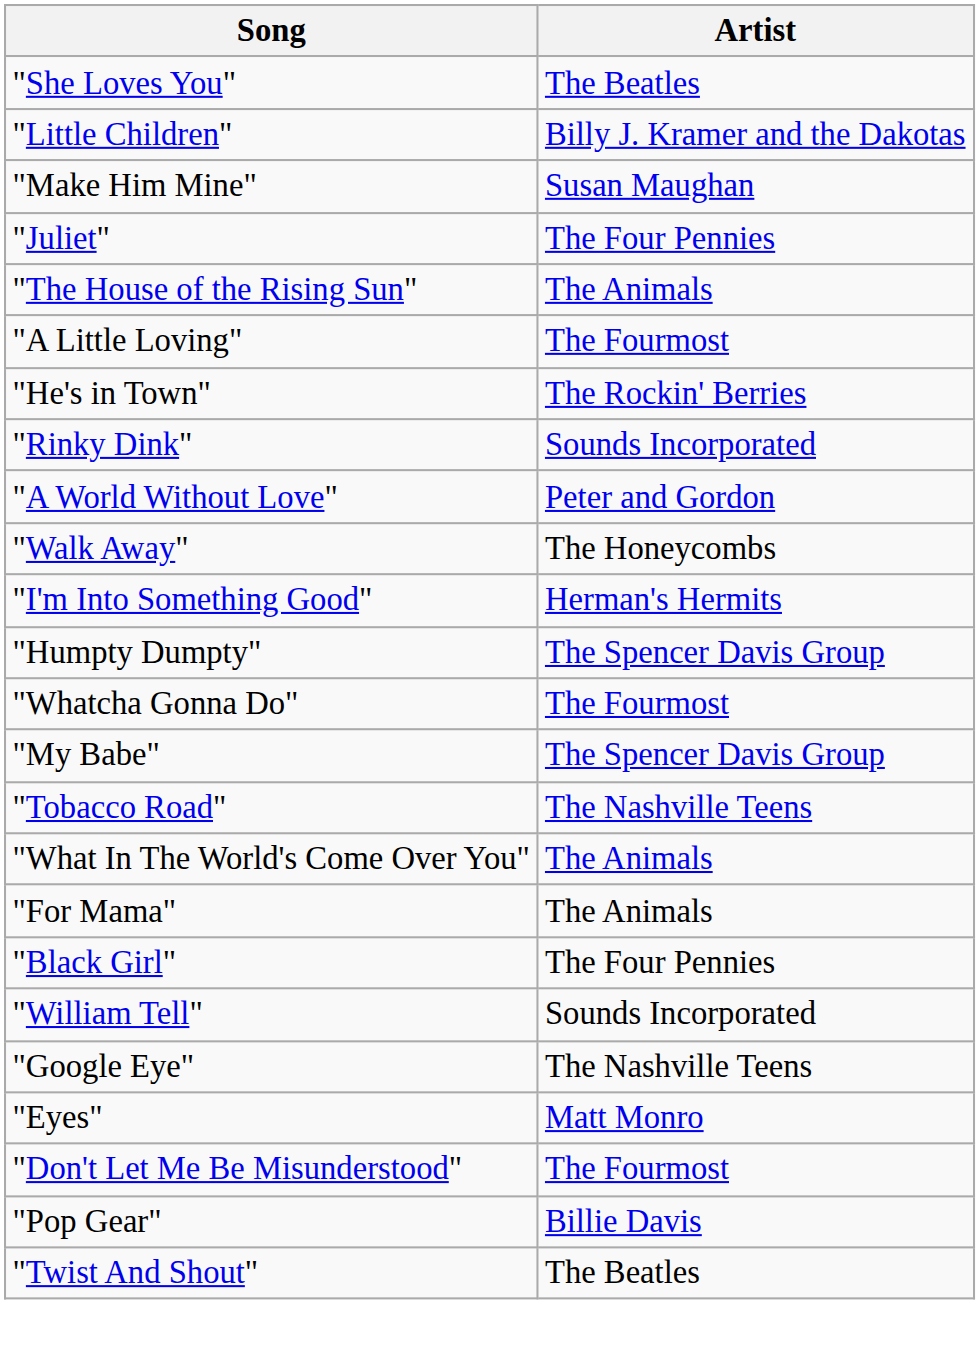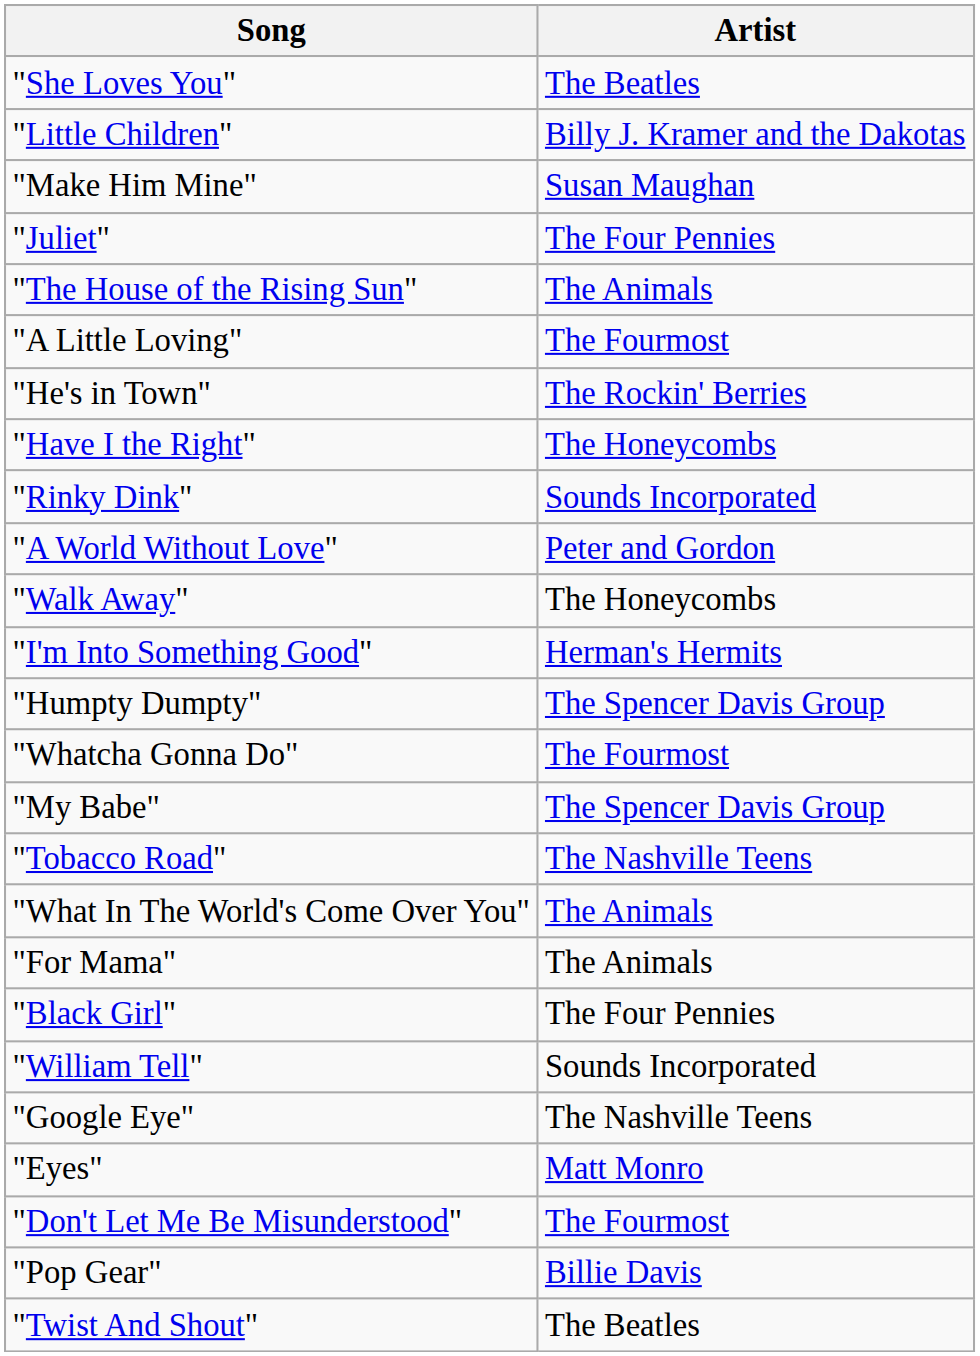+ row: (134, 444)
